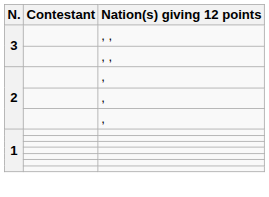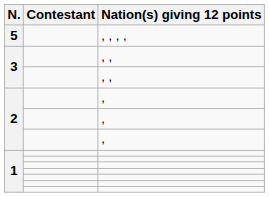+ row: (14, 35)
